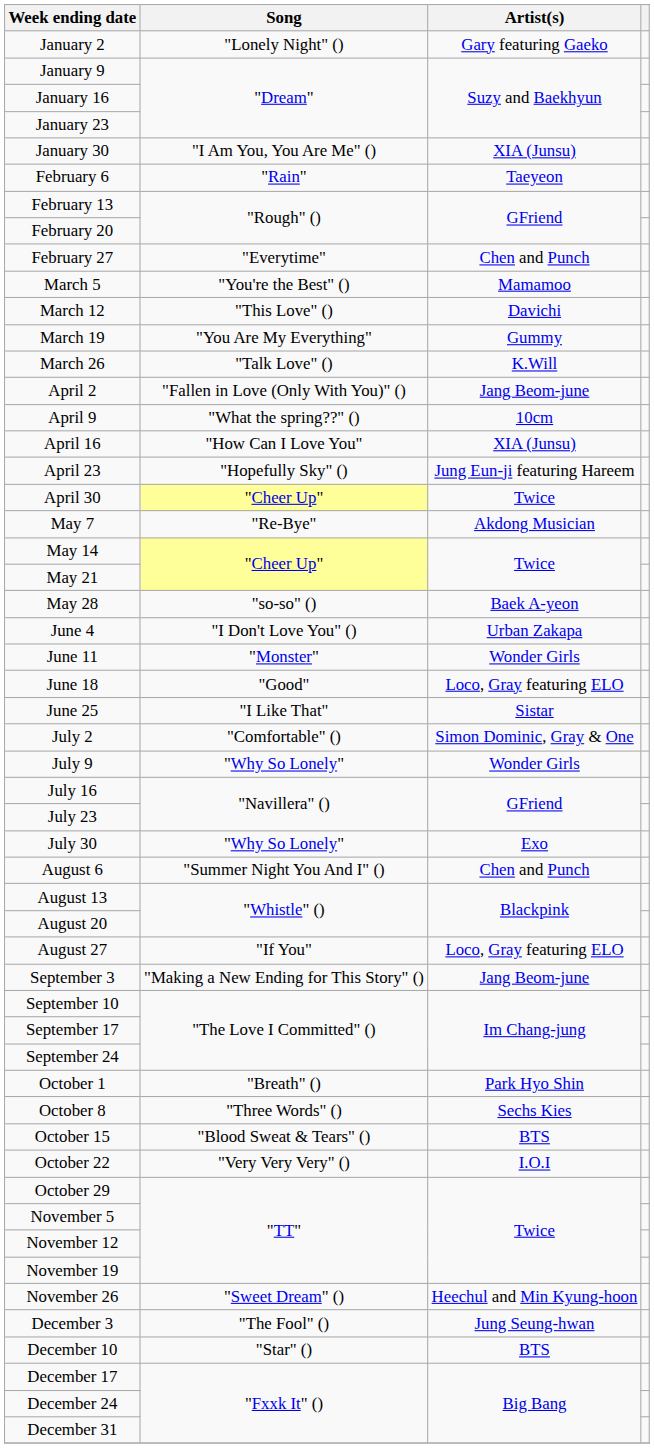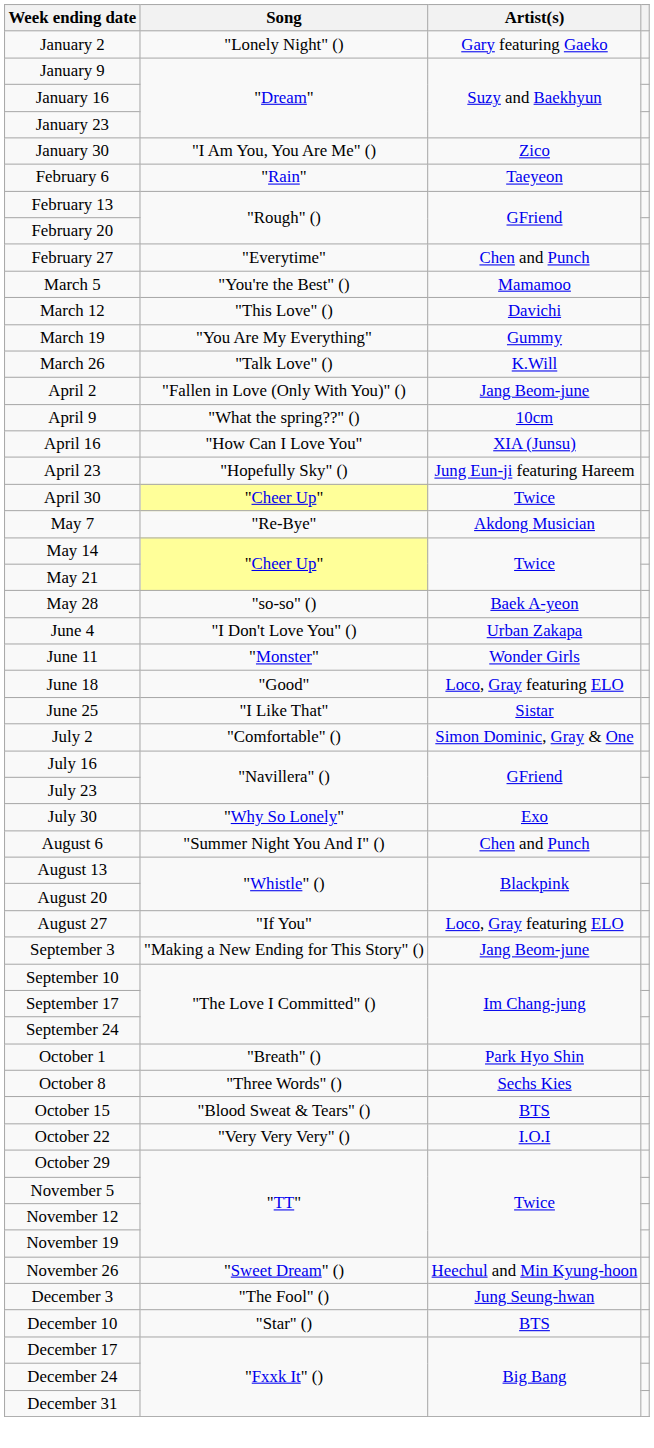(535, 151) XIA (Junsu) -> (535, 151) Zico
- row: (72, 763)
